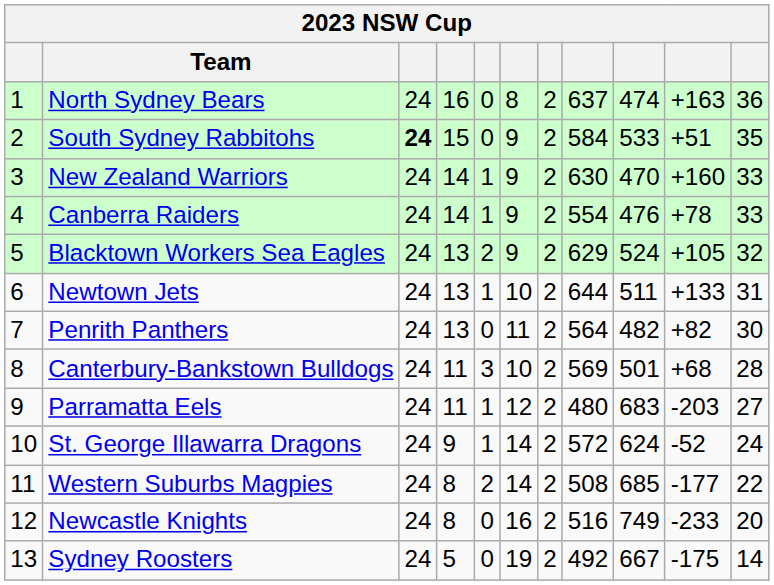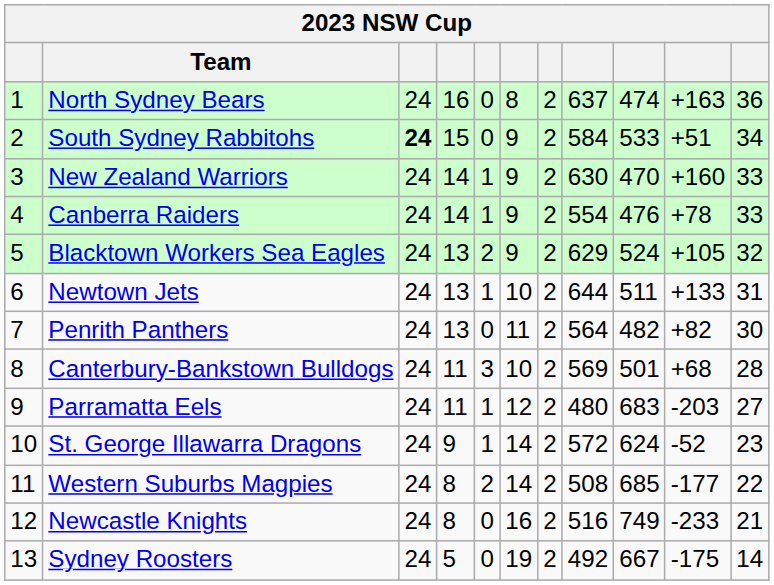(750, 138) 35 -> (750, 138) 34
(750, 445) 24 -> (750, 445) 23
(750, 521) 20 -> (750, 521) 21
